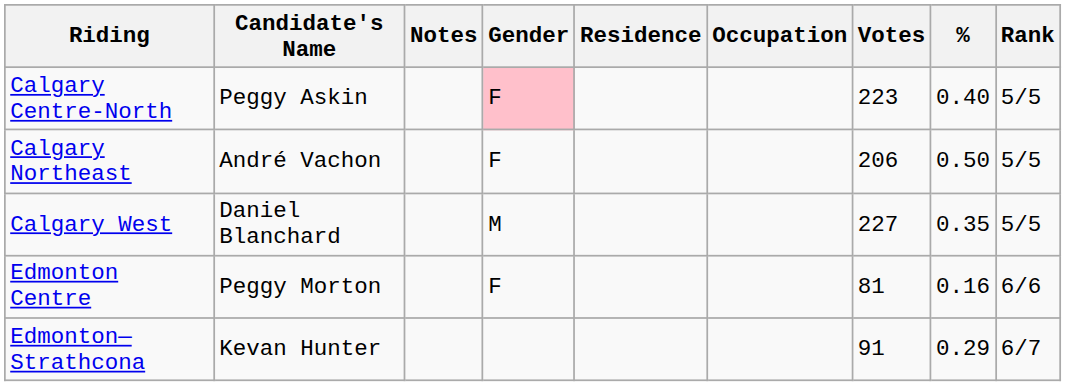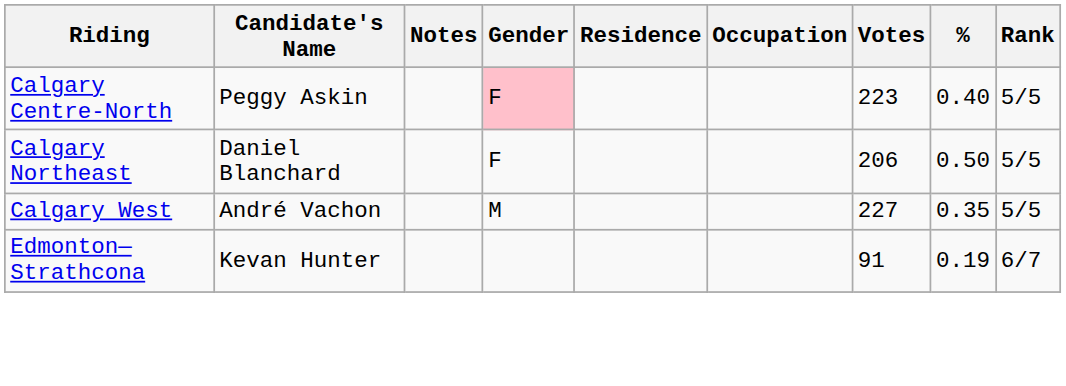(300, 161) André Vachon -> (280, 161) Daniel Blanchard
(280, 224) Daniel Blanchard -> (300, 211) André Vachon
- row: (64, 287)
(963, 349) 0.29 -> (963, 261) 0.19
